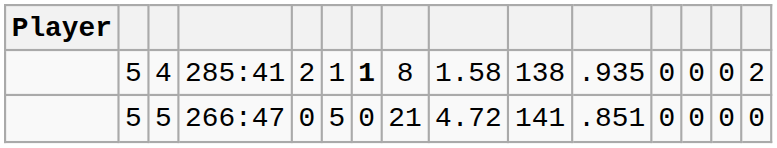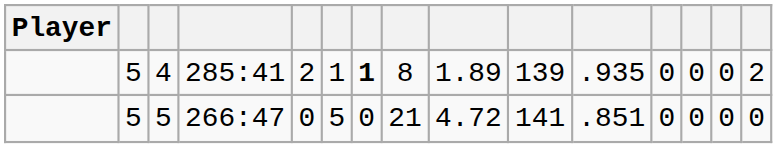(468, 73) 1.58 -> (468, 73) 1.89
(540, 73) 138 -> (540, 73) 139
